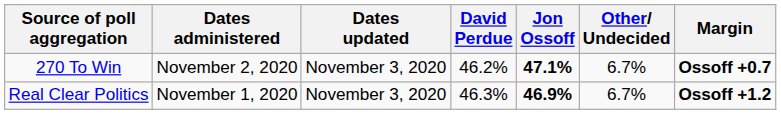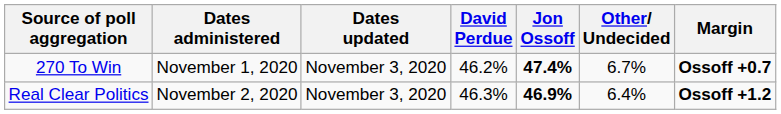(227, 67) November 2, 2020 -> (227, 67) November 1, 2020
(548, 67) 47.1% -> (548, 67) 47.4%
(227, 95) November 1, 2020 -> (227, 95) November 2, 2020
(627, 95) 6.7% -> (627, 95) 6.4%
